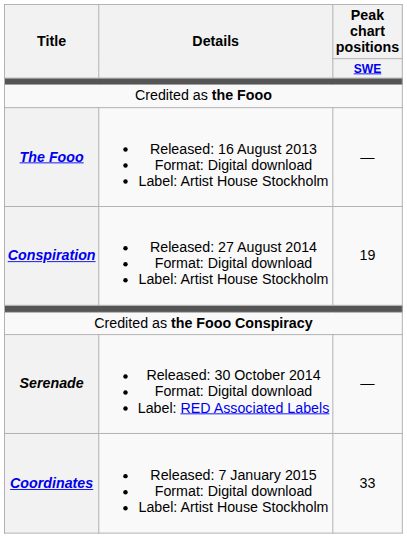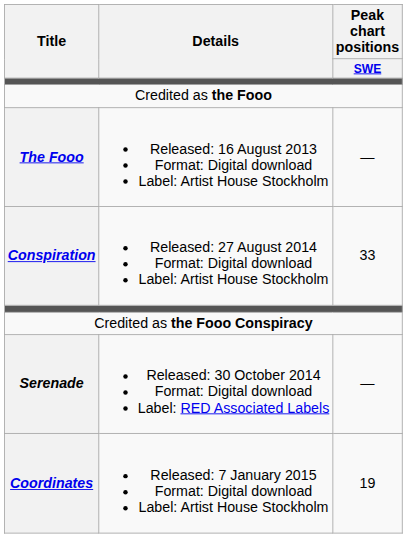(367, 256) 19 -> (367, 256) 33
(367, 483) 33 -> (367, 483) 19
